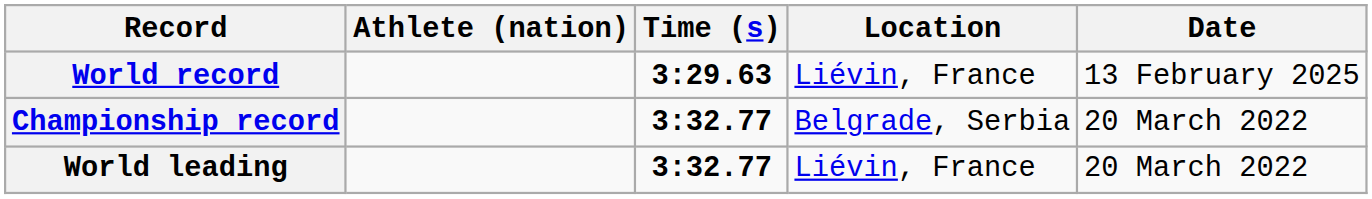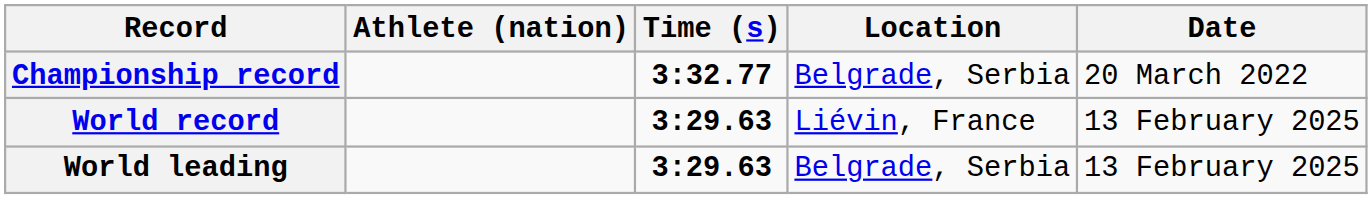rows swapped: (176, 75) <-> (176, 122)
(712, 169) 3:32.77 -> (712, 169) 3:29.63
(915, 169) Liévin, France -> (932, 169) Belgrade, Serbia
(1196, 169) 20 March 2022 -> (1222, 169) 13 February 2025
